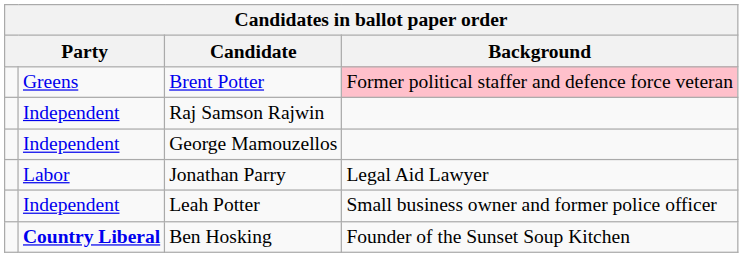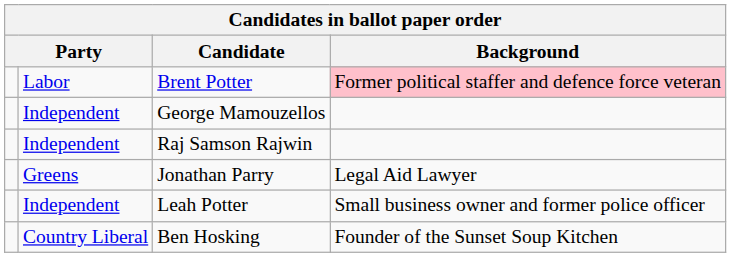(51, 81) Greens -> (46, 81) Labor
rows swapped: (253, 143) <-> (247, 112)
(46, 174) Labor -> (51, 174) Greens
(92, 236) bold -> (86, 236) normal
